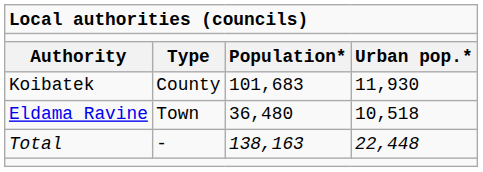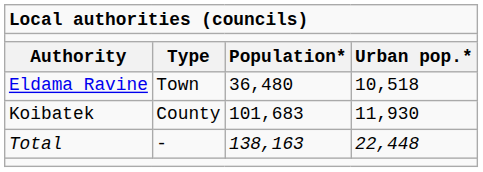rows swapped: (78, 115) <-> (52, 86)
